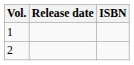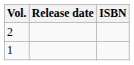rows swapped: (10, 32) <-> (10, 50)
